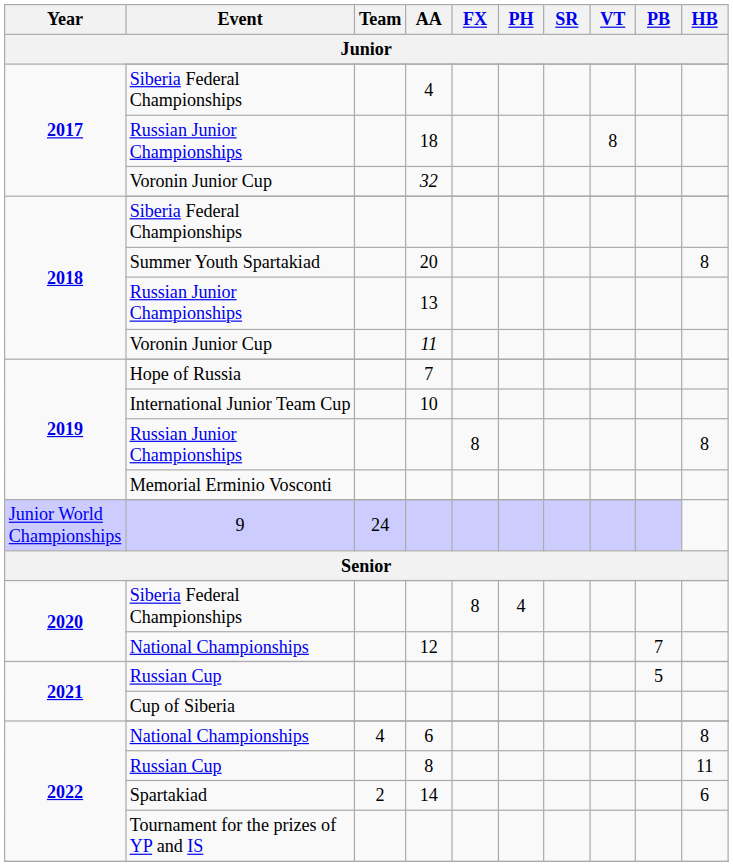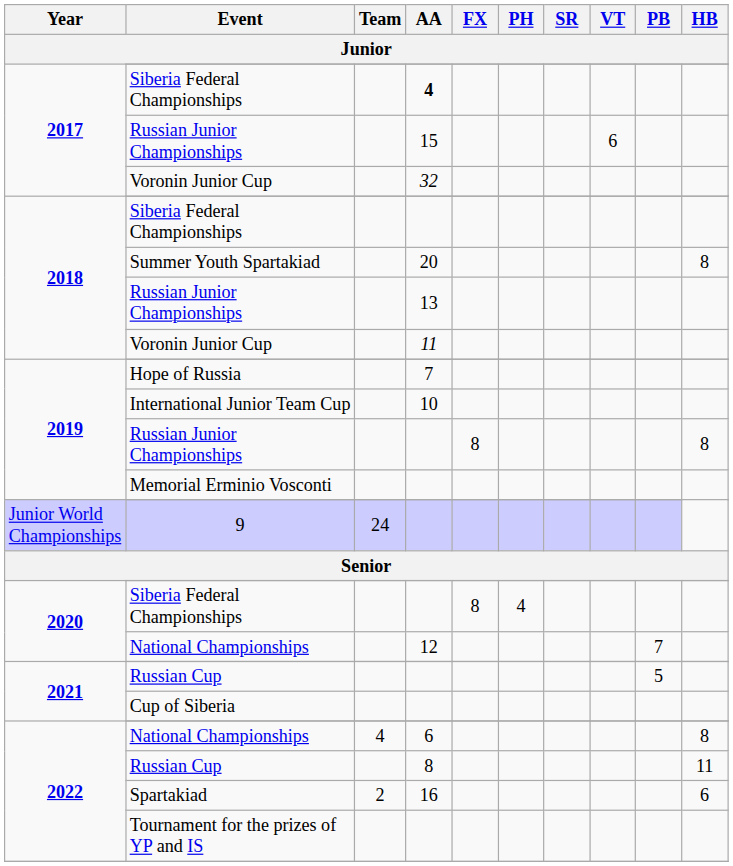(429, 89) normal -> (429, 89) bold
(429, 141) 18 -> (429, 141) 15
(613, 141) 8 -> (613, 141) 6
(429, 795) 14 -> (429, 795) 16
